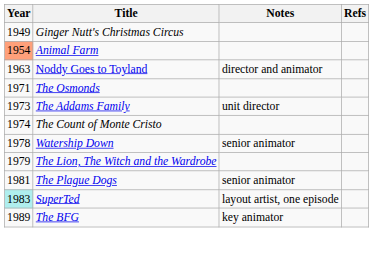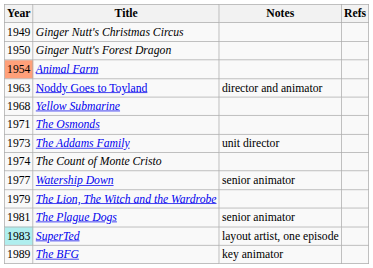+ row: (104, 50)
+ row: (78, 106)
(19, 143) 1978 -> (19, 180) 1977
